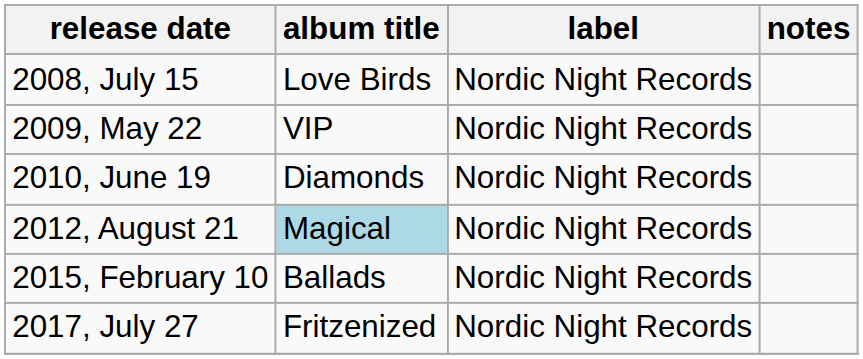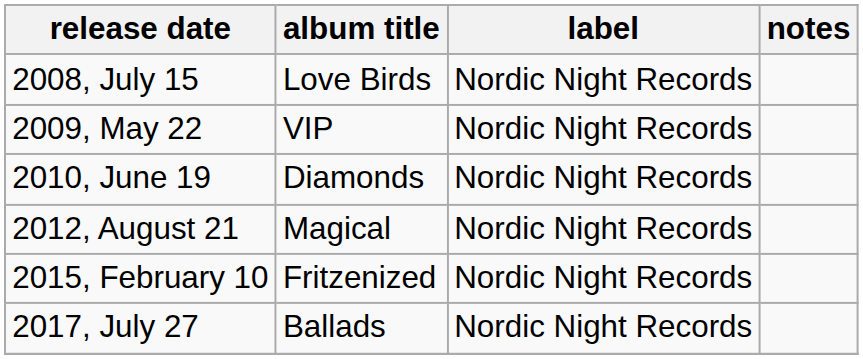(337, 228) lightblue background -> (337, 228) no background
(334, 278) Ballads -> (360, 278) Fritzenized
(360, 327) Fritzenized -> (334, 327) Ballads
